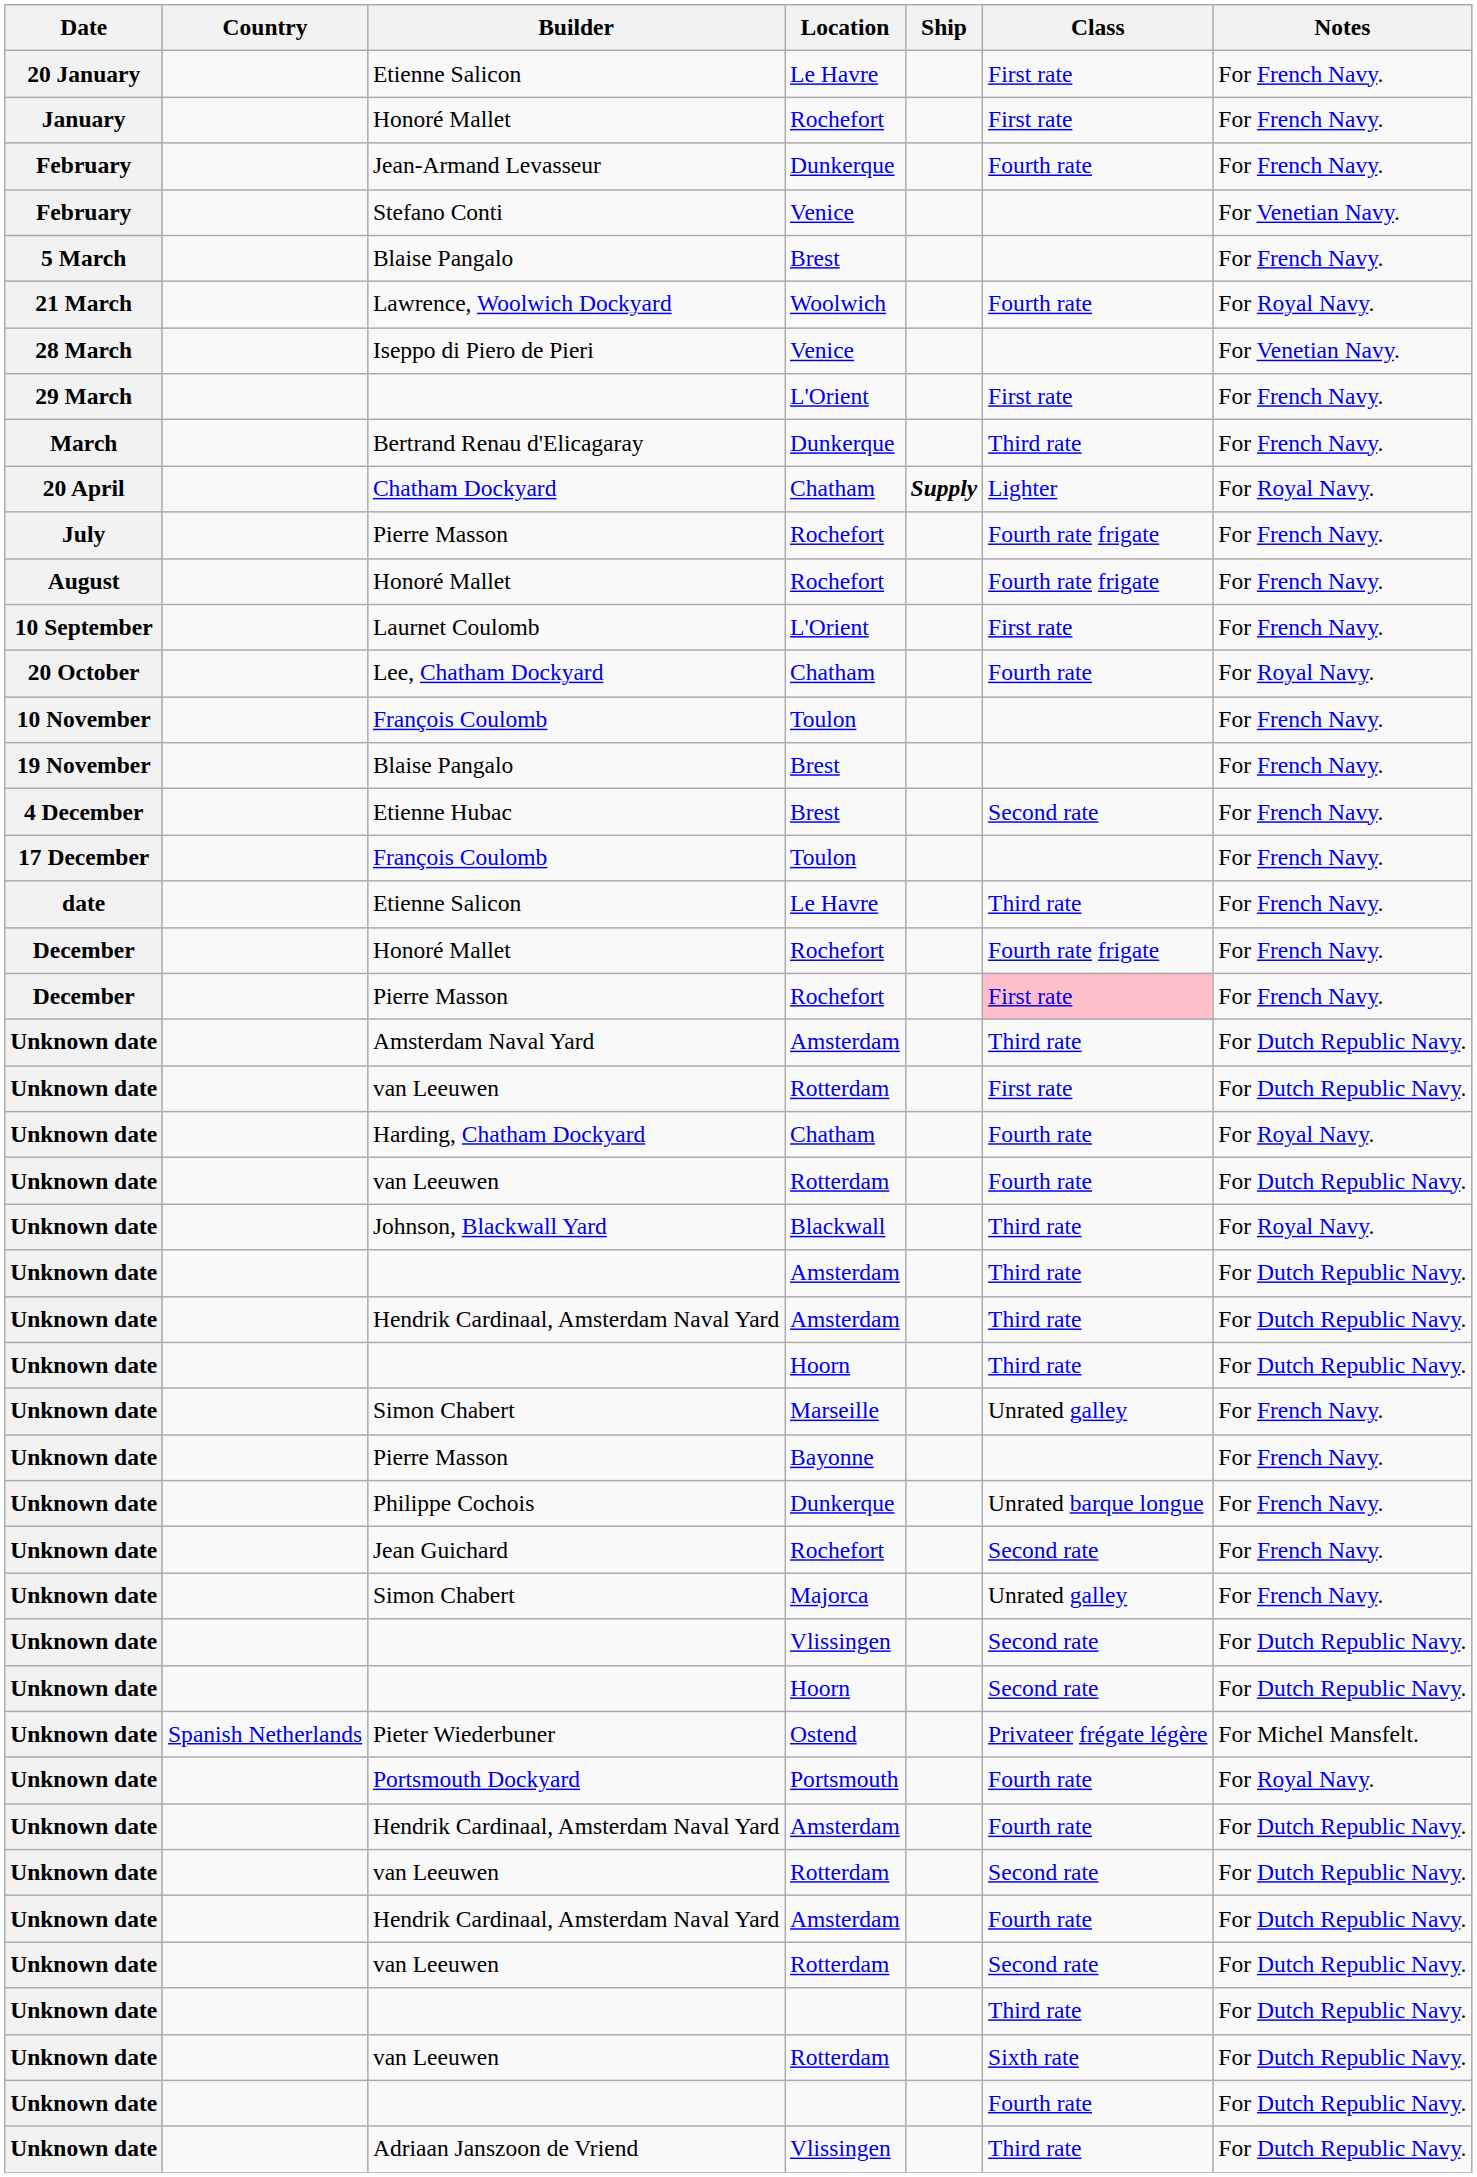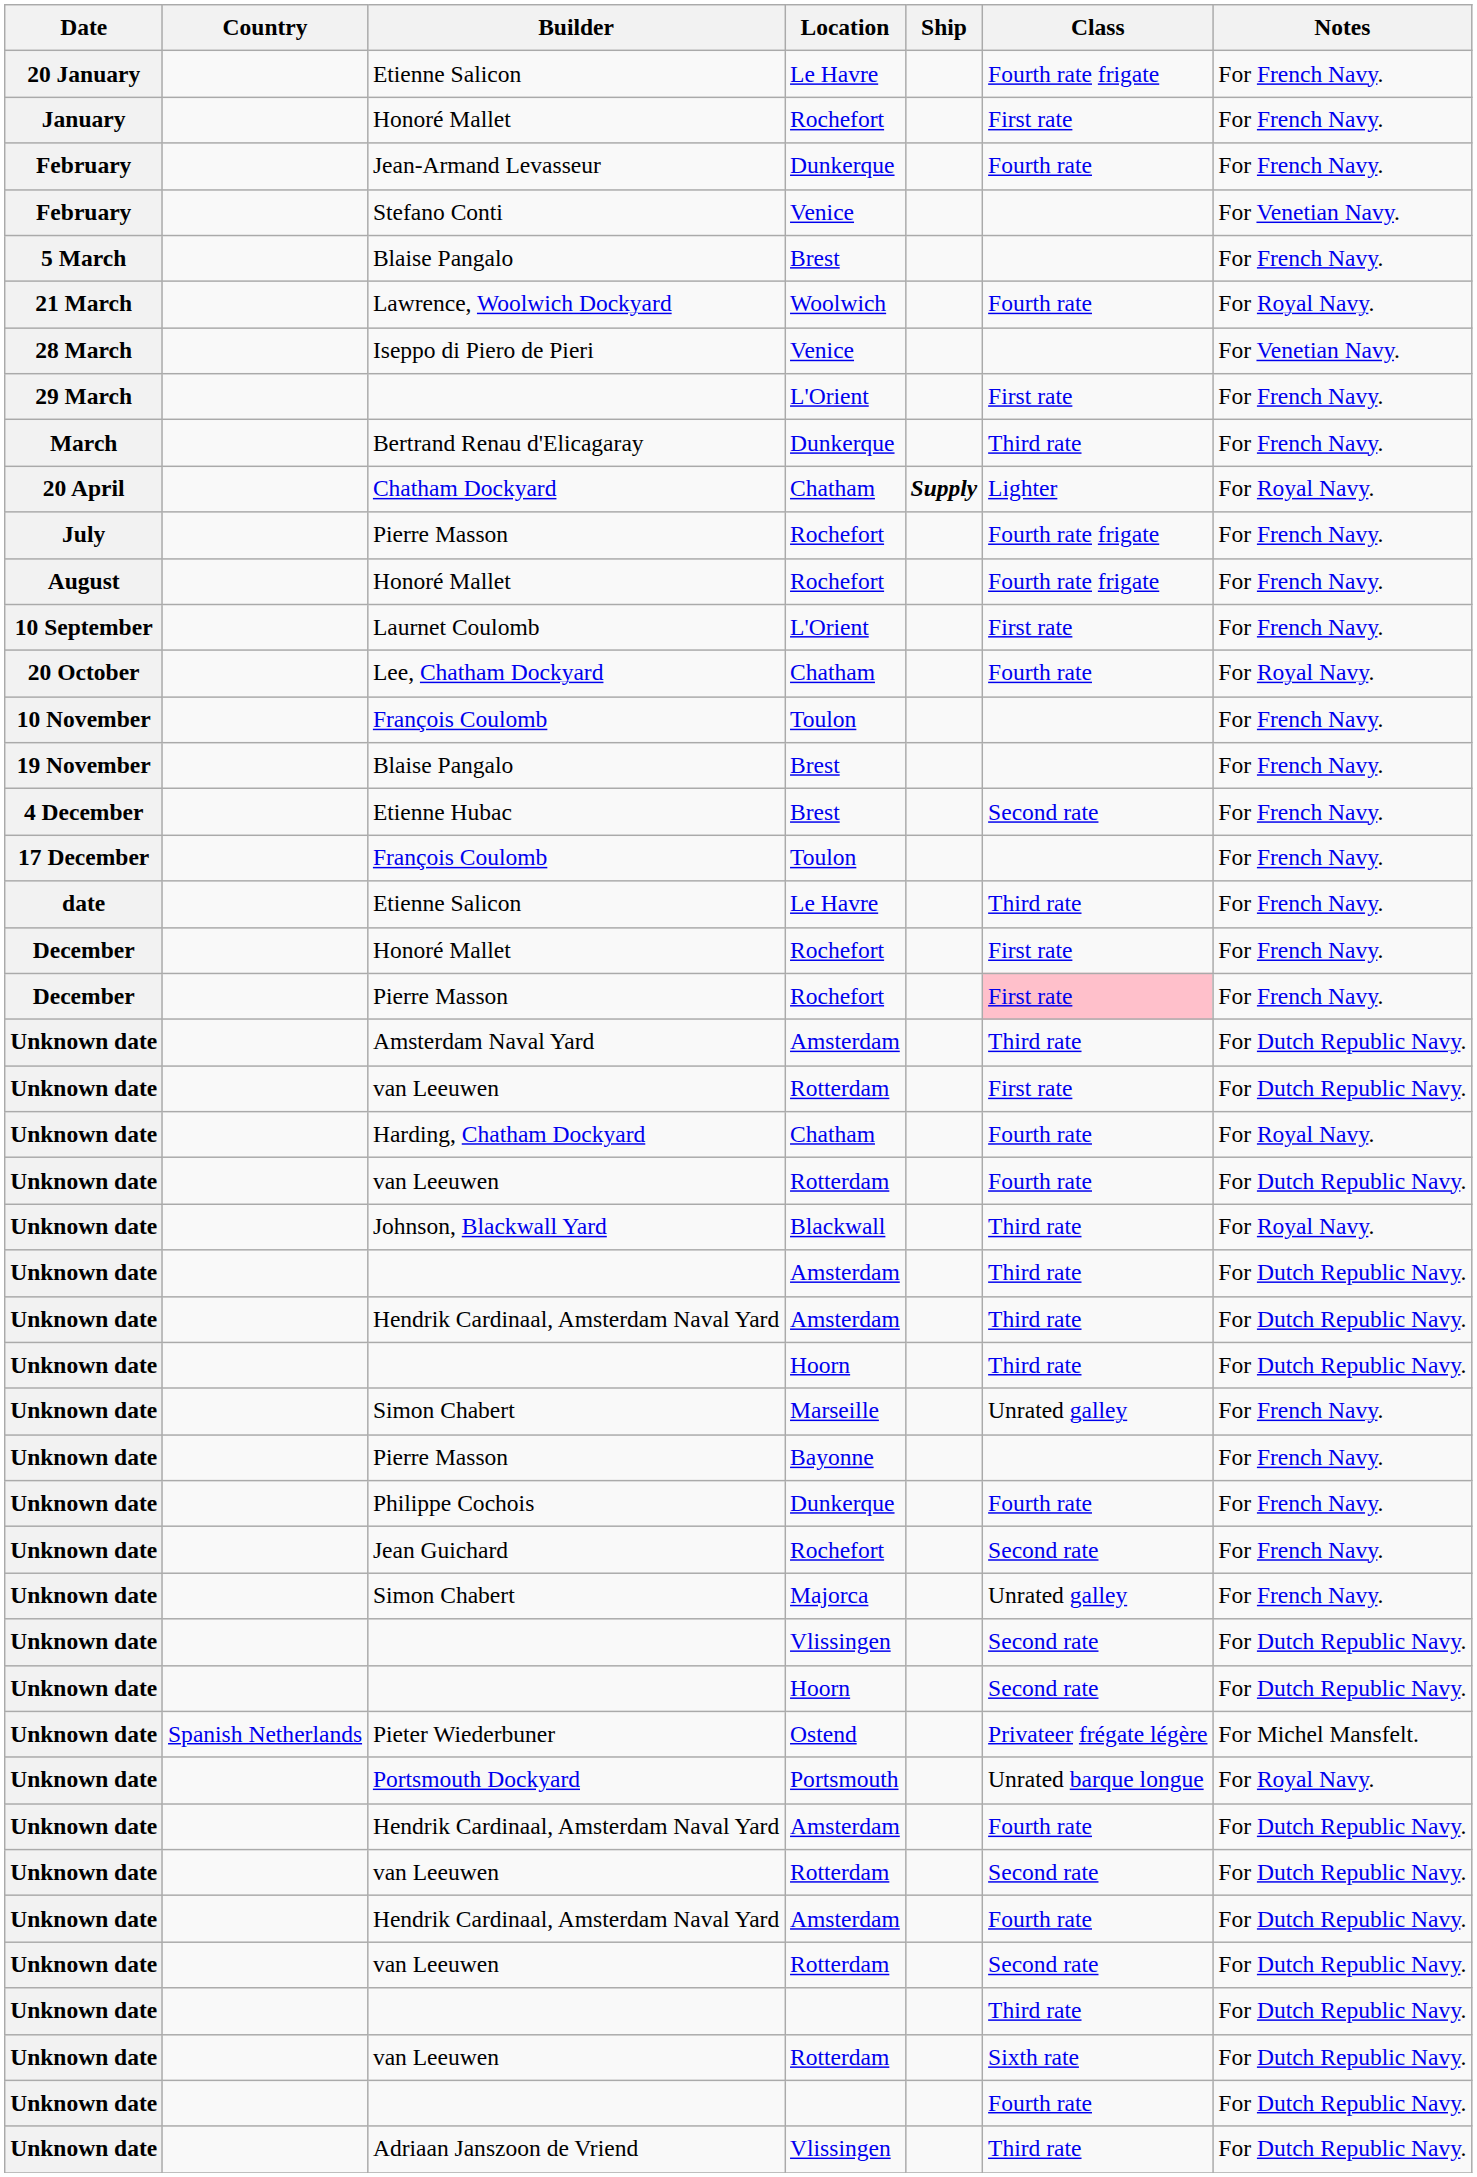(1030, 73) First rate -> (1074, 73) Fourth rate frigate
(1074, 949) Fourth rate frigate -> (1030, 949) First rate
(1096, 1503) Unrated barque longue -> (1040, 1503) Fourth rate
(1040, 1780) Fourth rate -> (1096, 1780) Unrated barque longue
